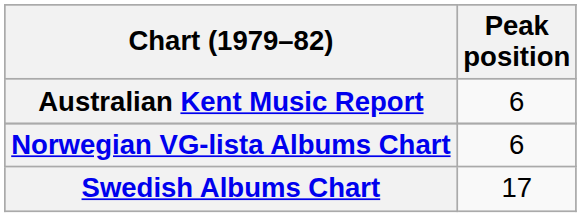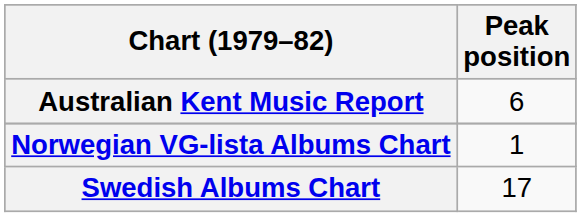(517, 144) 6 -> (517, 144) 1
